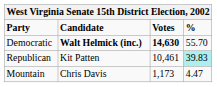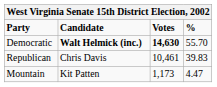(80, 58) Kit Patten -> (83, 58) Chris Davis
(197, 58) paleturquoise background -> (197, 58) no background
(83, 74) Chris Davis -> (80, 74) Kit Patten
